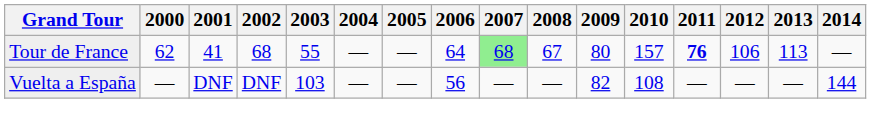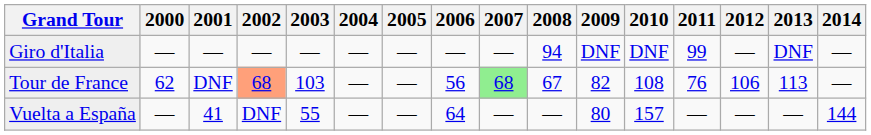+ row: (57, 51)
(213, 51) 41 -> (213, 82) DNF
(261, 51) no background -> (261, 82) lightsalmon background
(310, 51) 55 -> (310, 82) 103
(455, 51) 64 -> (455, 82) 56
(601, 51) 80 -> (601, 82) 82
(649, 51) 157 -> (649, 82) 108
(697, 51) bold -> (697, 82) normal
(213, 82) DNF -> (213, 113) 41
(310, 82) 103 -> (310, 113) 55
(455, 82) 56 -> (455, 113) 64
(601, 82) 82 -> (601, 113) 80
(649, 82) 108 -> (649, 113) 157
